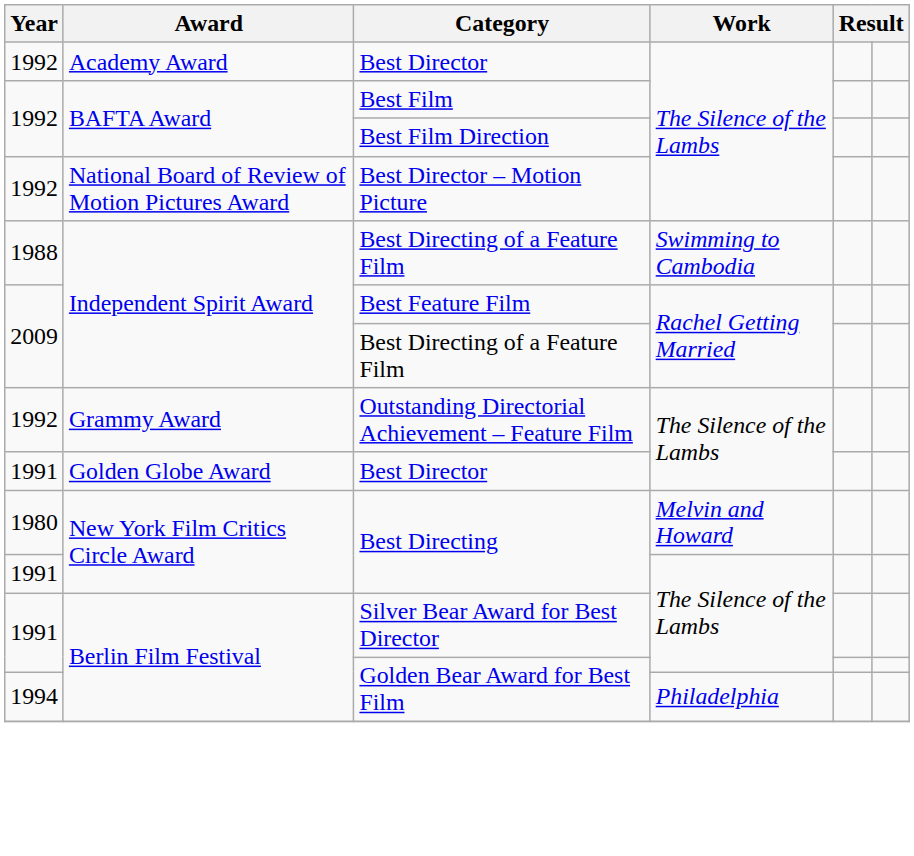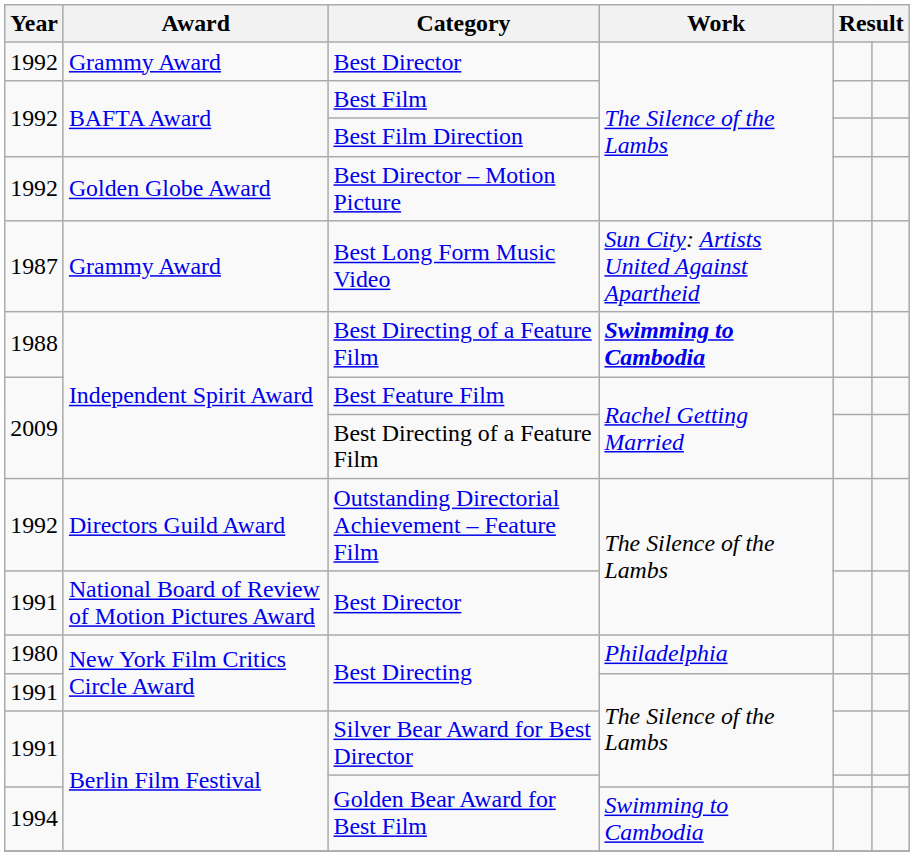(148, 61) Academy Award -> (145, 61) Grammy Award
(207, 188) National Board of Review of Motion Pictures Award -> (170, 188) Golden Globe Award
+ row: (34, 266)
(718, 252) normal -> (669, 344) bold
(145, 419) Grammy Award -> (177, 524) Directors Guild Award
(170, 470) Golden Globe Award -> (194, 602) National Board of Review of Motion Pictures Award
(710, 522) Melvin and Howard -> (666, 653) Philadelphia
(717, 696) Philadelphia -> (666, 818) Swimming to Cambodia
